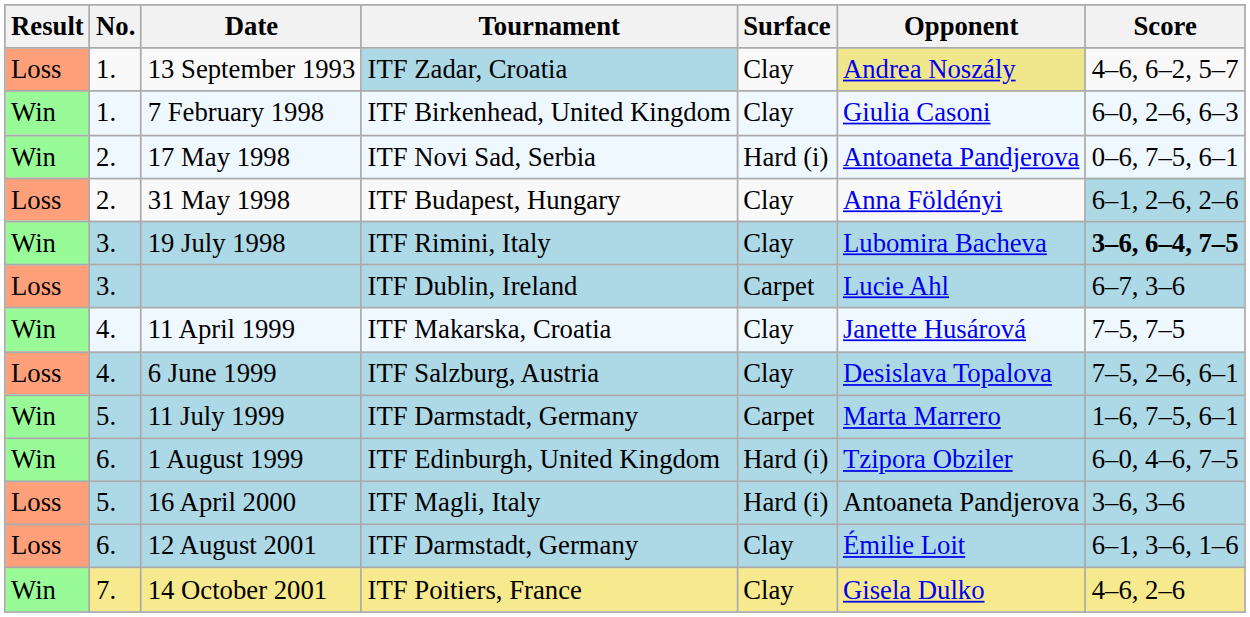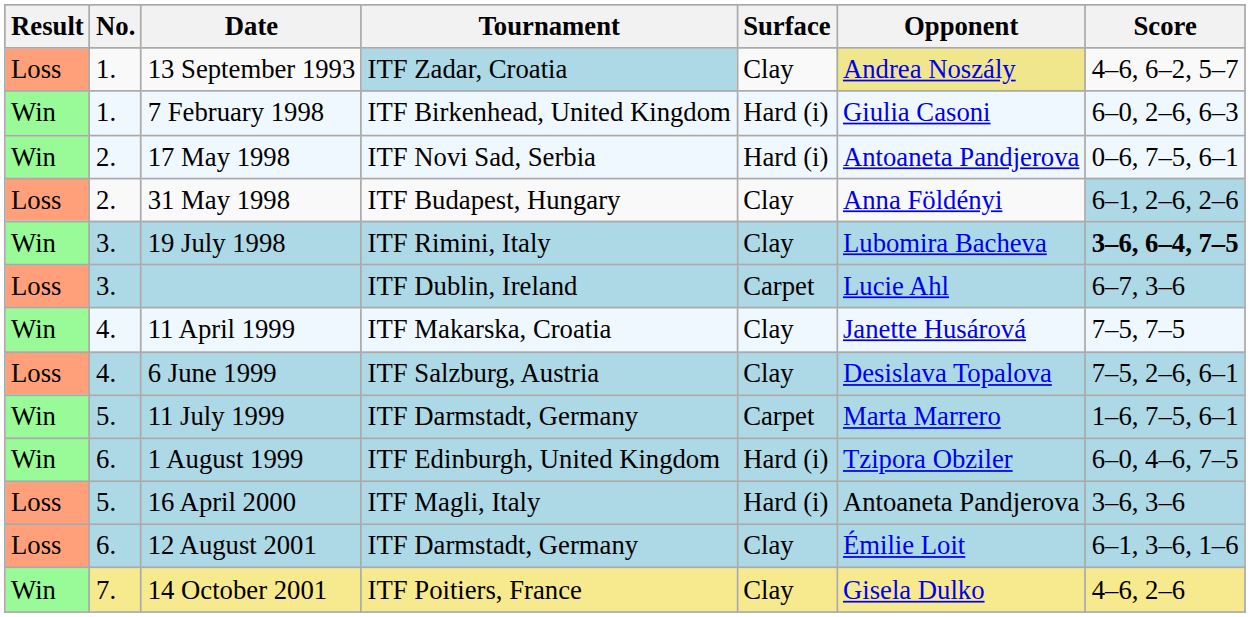(768, 112) Clay -> (786, 112) Hard (i)
